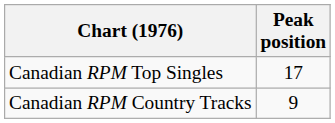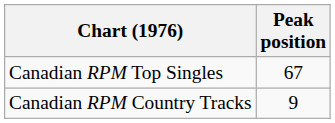(293, 72) 17 -> (293, 72) 67
